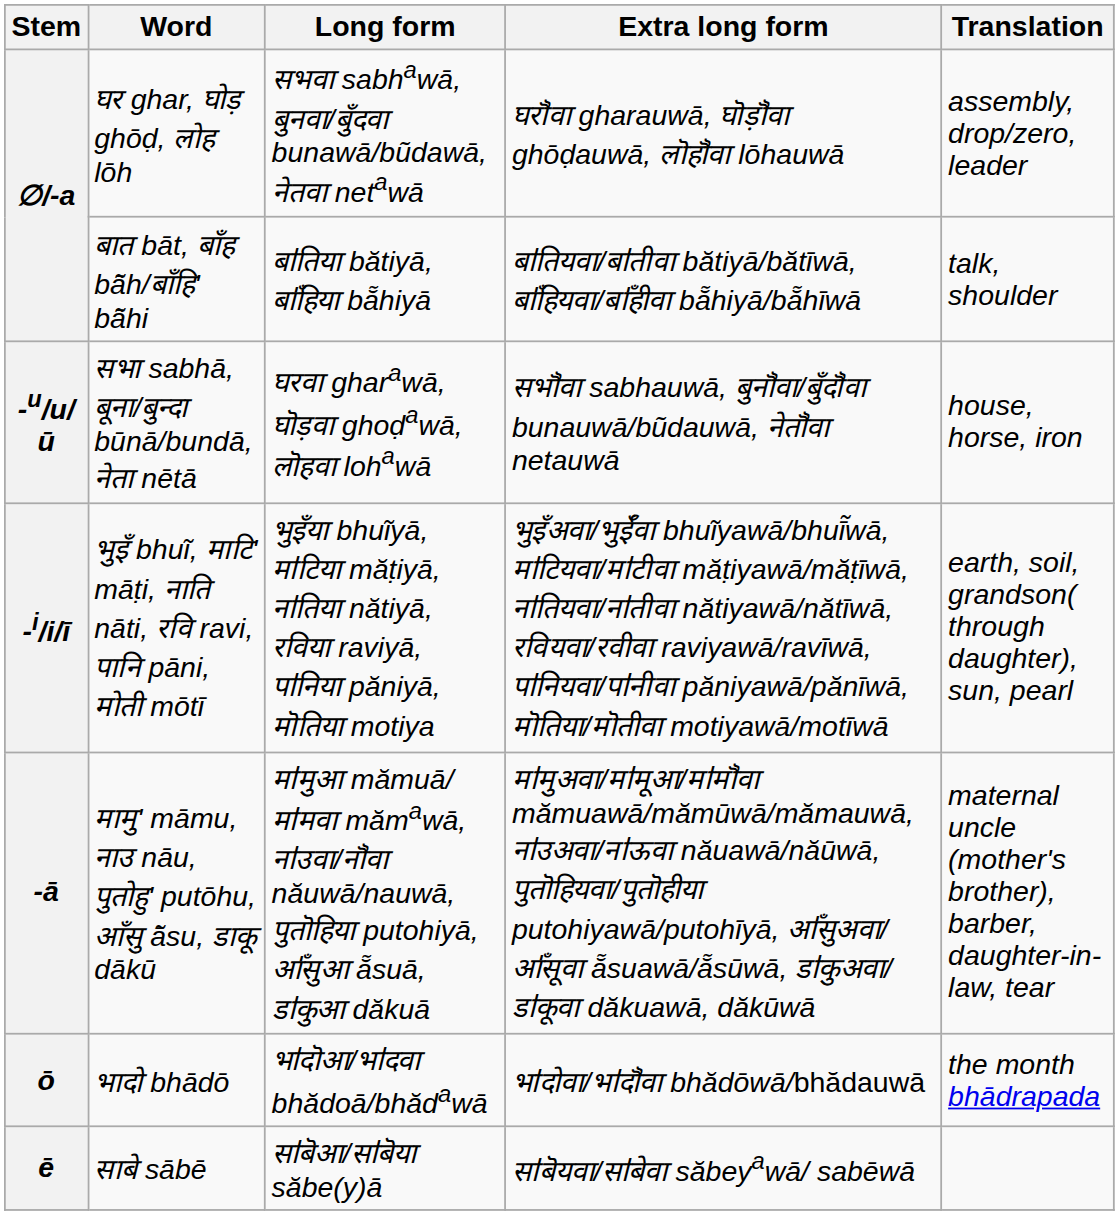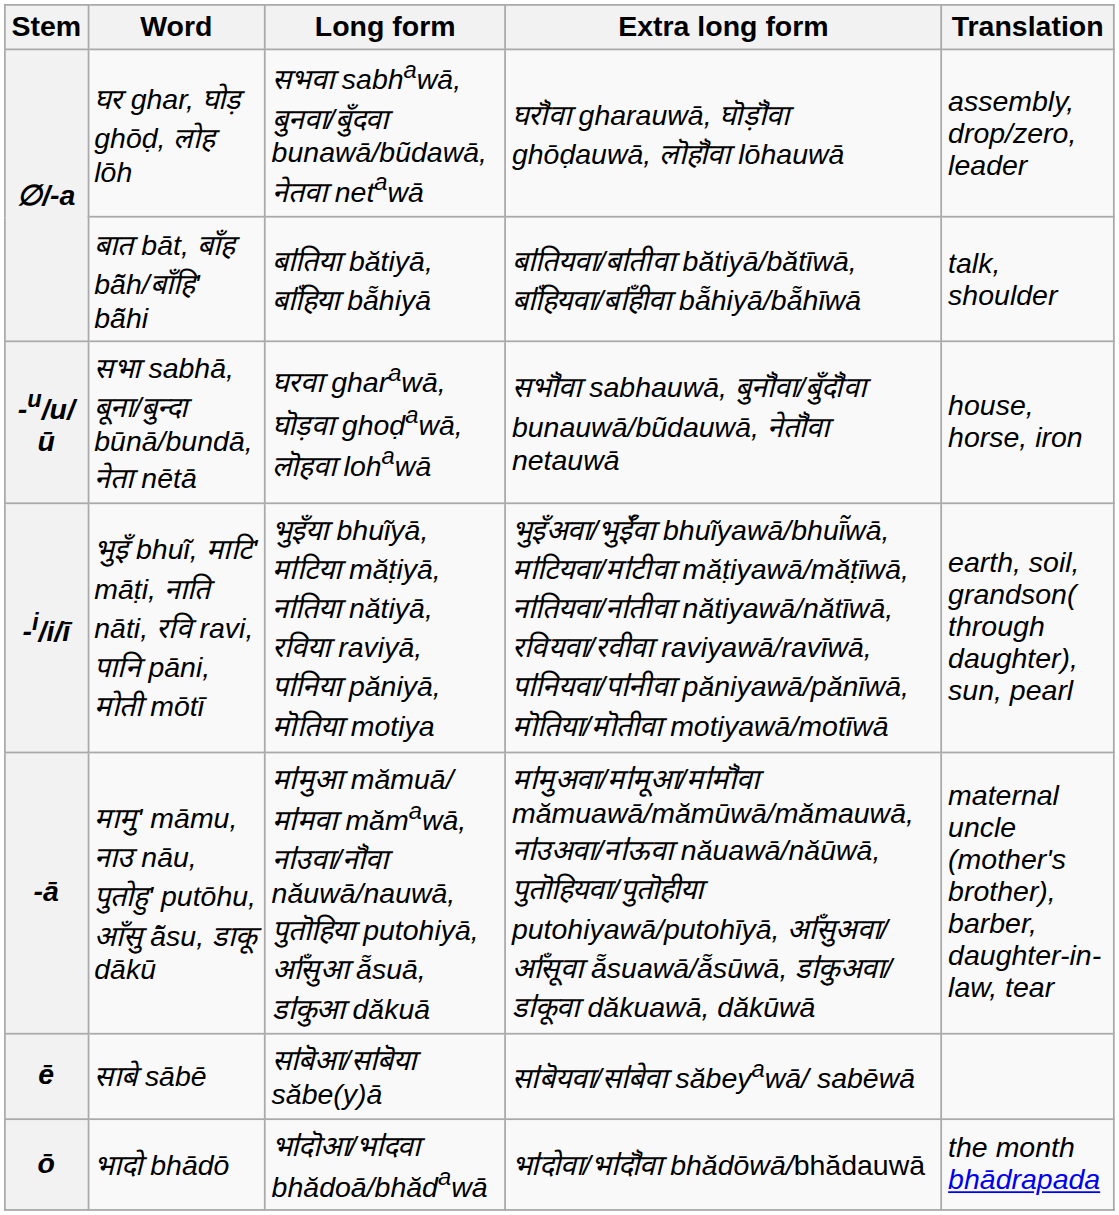rows swapped: (150, 1169) <-> (162, 1081)
